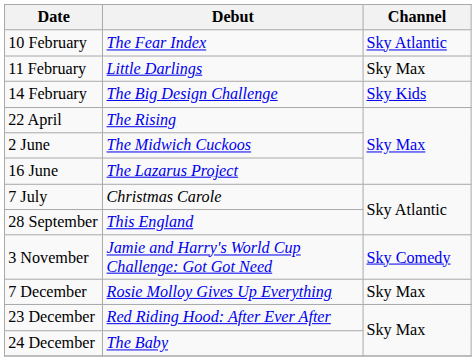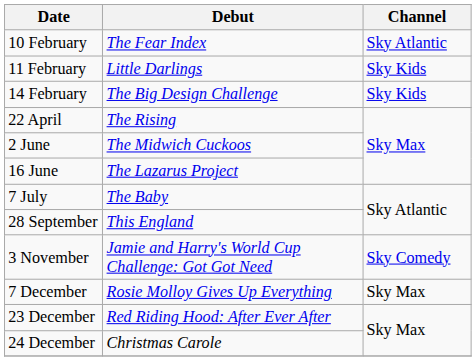(396, 68) Sky Max -> (396, 68) Sky Kids
(164, 196) Christmas Carole -> (137, 196) The Baby
(137, 343) The Baby -> (164, 343) Christmas Carole
